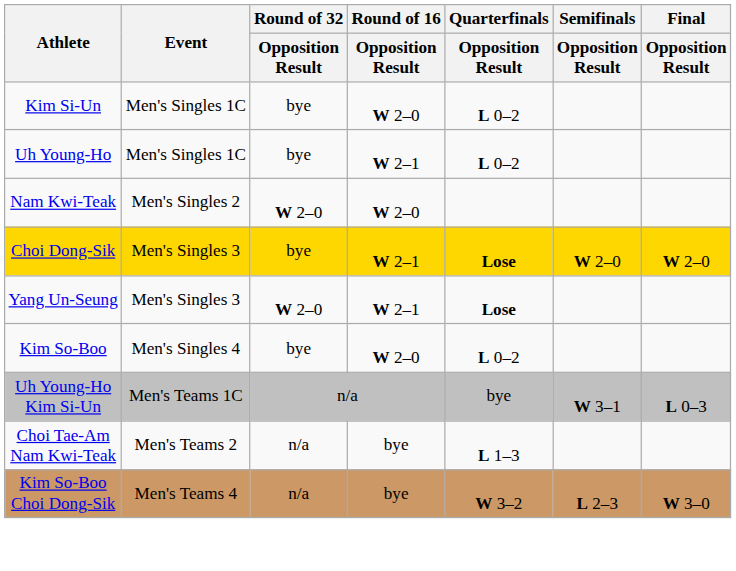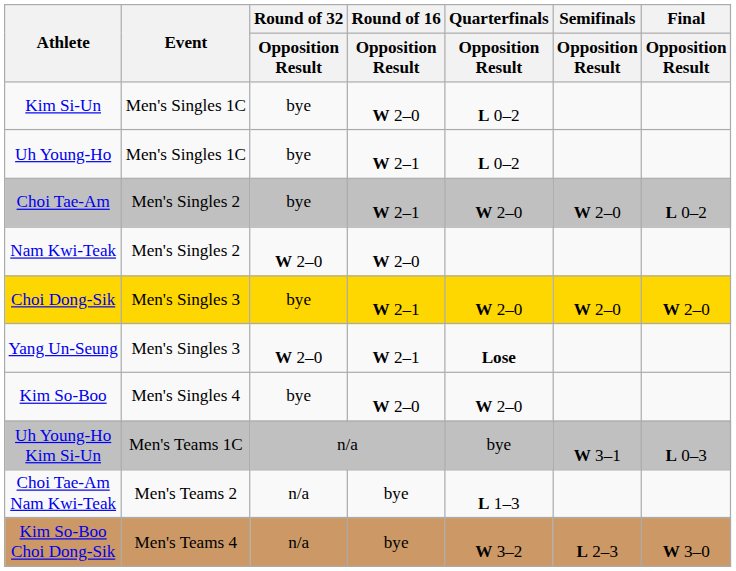+ row: (63, 202)
(499, 261) Lose -> (499, 309) W 2–0
(499, 358) L 0–2 -> (499, 406) W 2–0
